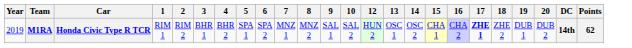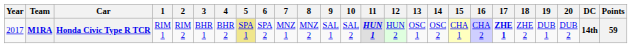+ column: (373, 11)
(15, 30) 2019 -> (15, 30) 2017
(246, 30) no background -> (246, 30) khaki background
(590, 30) 62 -> (613, 30) 59
